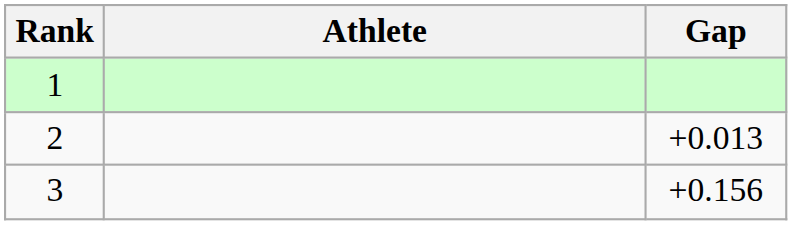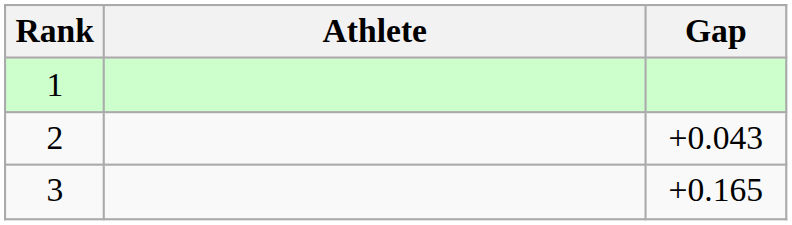(716, 137) +0.013 -> (716, 137) +0.043
(716, 191) +0.156 -> (716, 191) +0.165
